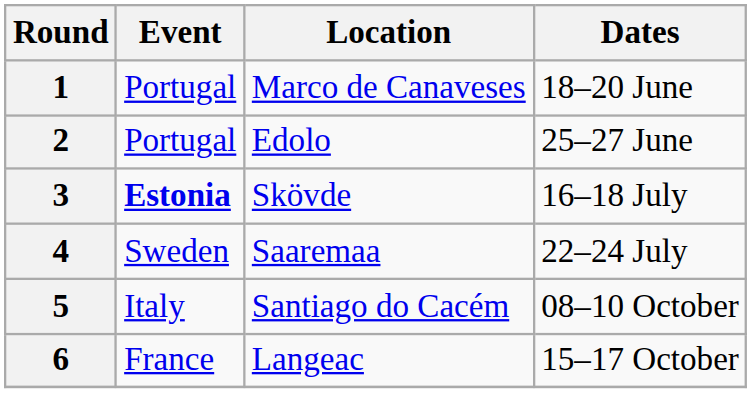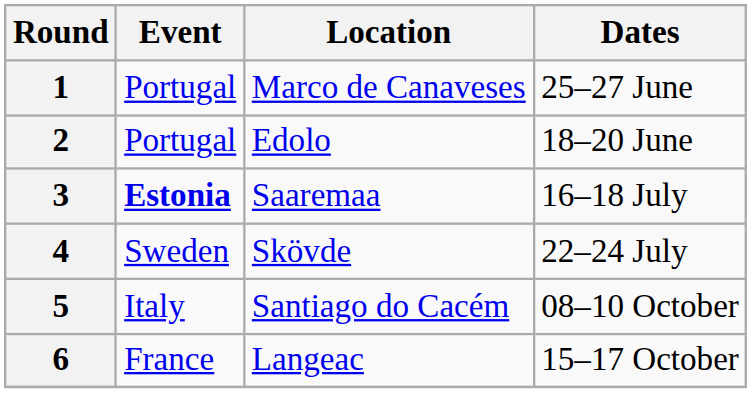(617, 86) 18–20 June -> (617, 86) 25–27 June
(617, 141) 25–27 June -> (617, 141) 18–20 June
(301, 196) Skövde -> (316, 196) Saaremaa
(316, 250) Saaremaa -> (301, 250) Skövde
